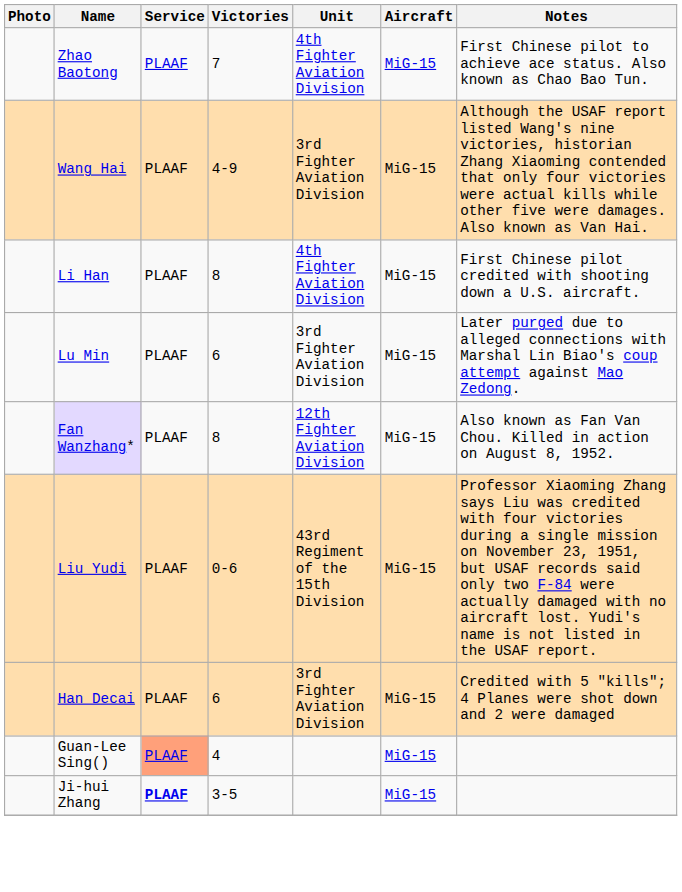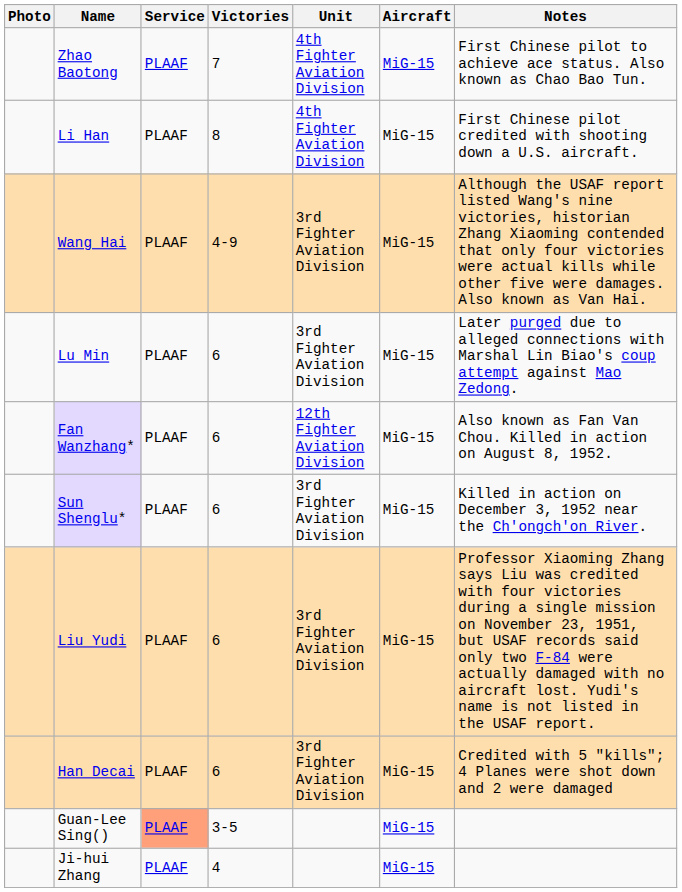rows swapped: (92, 170) <-> (83, 276)
(216, 438) 8 -> (216, 438) 6
+ row: (92, 511)
(225, 569) 0-6 -> (216, 641) 6
(330, 569) 43rd Regiment of the 15th Division -> (330, 641) 3rd Fighter Aviation Division
(216, 755) 4 -> (225, 828) 3-5
(166, 795) bold -> (166, 868) normal
(225, 795) 3-5 -> (216, 868) 4
